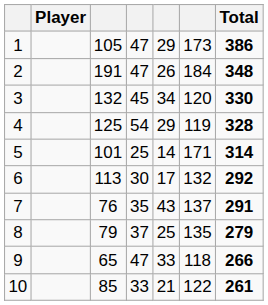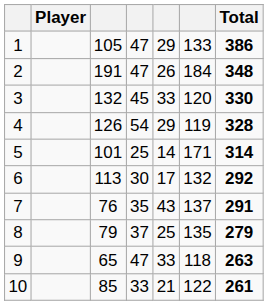(198, 44) 173 -> (198, 44) 133
(166, 98) 34 -> (166, 98) 33
(108, 125) 125 -> (108, 125) 126
(239, 260) 266 -> (239, 260) 263
